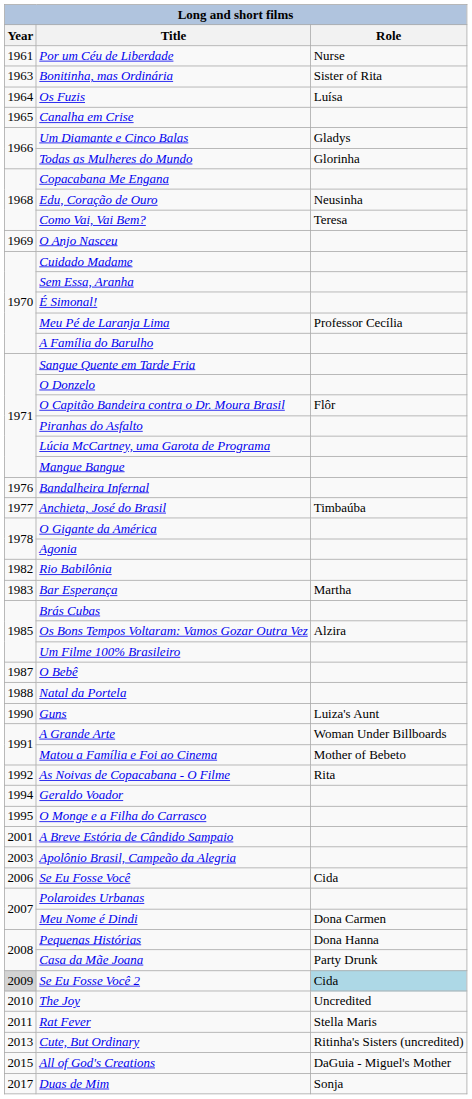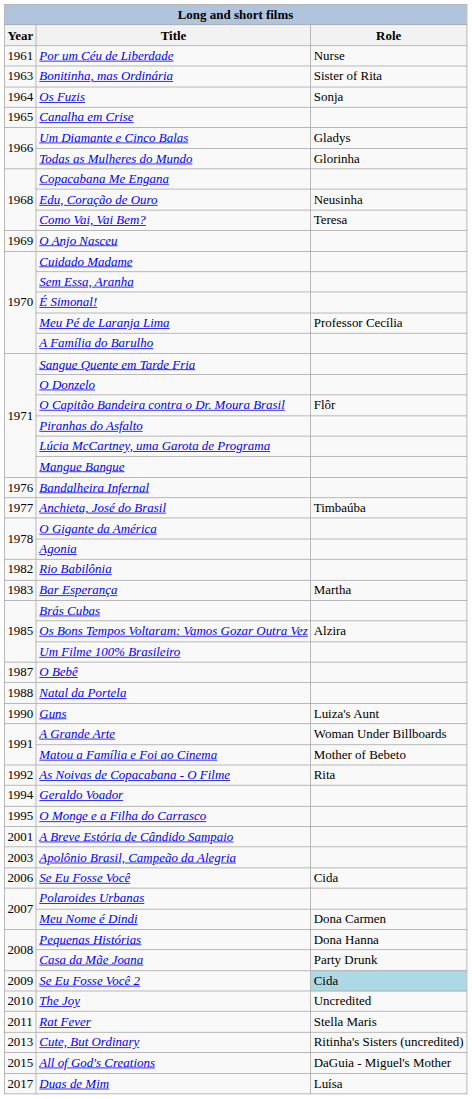(328, 96) Luísa -> (328, 96) Sonja
(20, 980) lightgrey background -> (20, 980) no background
(328, 1083) Sonja -> (328, 1083) Luísa
